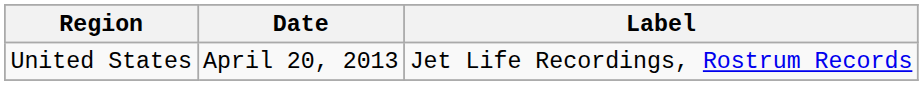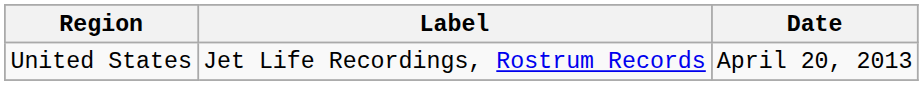columns swapped: (301, 24) <-> (661, 24)
